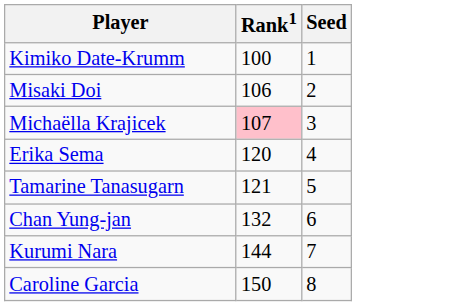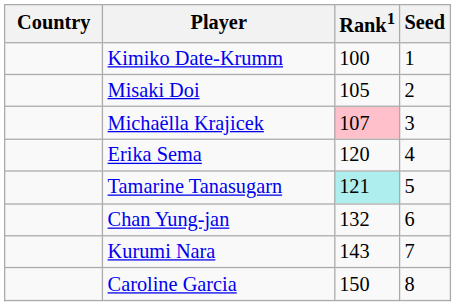+ column: (54, 23)
(256, 90) 106 -> (354, 90) 105
(256, 187) no background -> (354, 187) paleturquoise background
(256, 251) 144 -> (354, 251) 143
